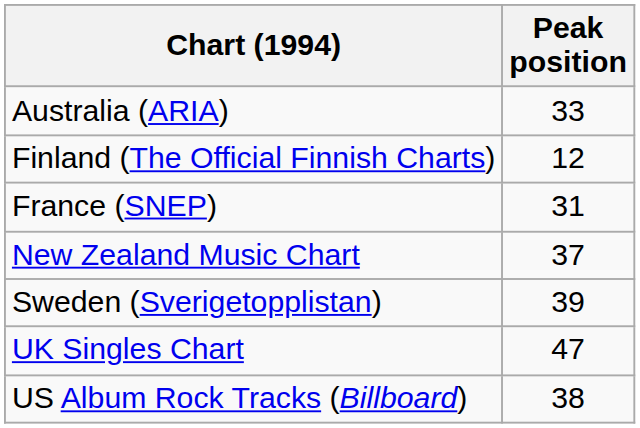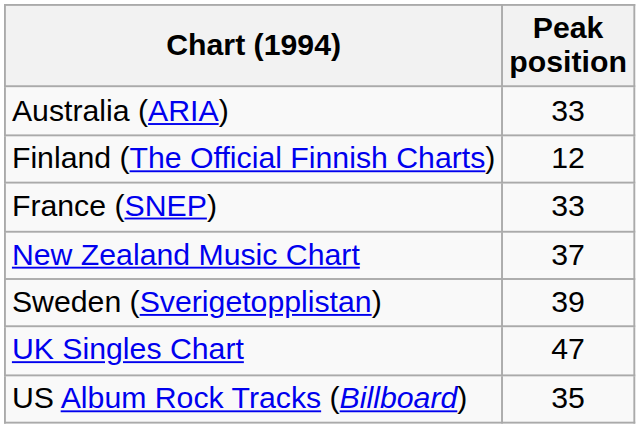(568, 206) 31 -> (568, 206) 33
(568, 398) 38 -> (568, 398) 35
